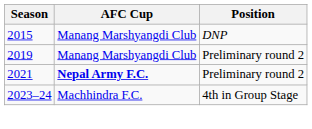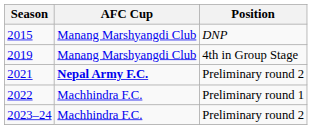(253, 54) Preliminary round 2 -> (250, 54) 4th in Group Stage
+ row: (20, 94)
(250, 94) 4th in Group Stage -> (253, 114) Preliminary round 2
